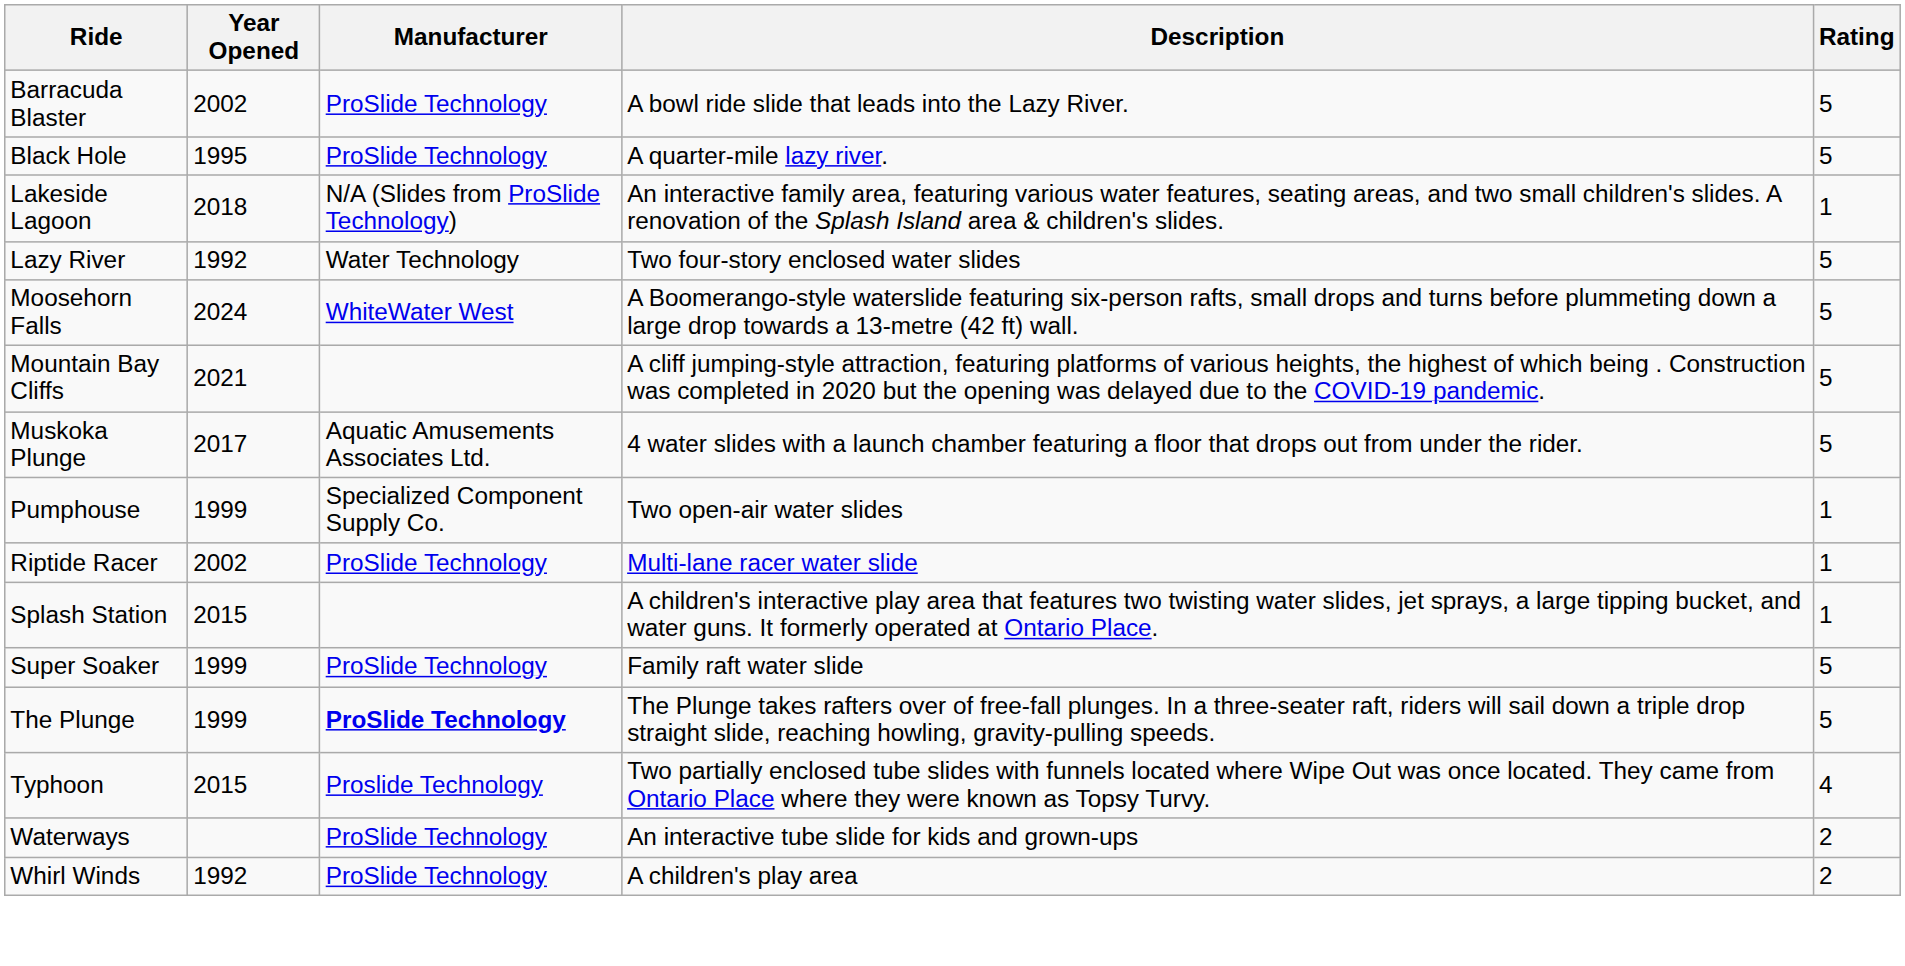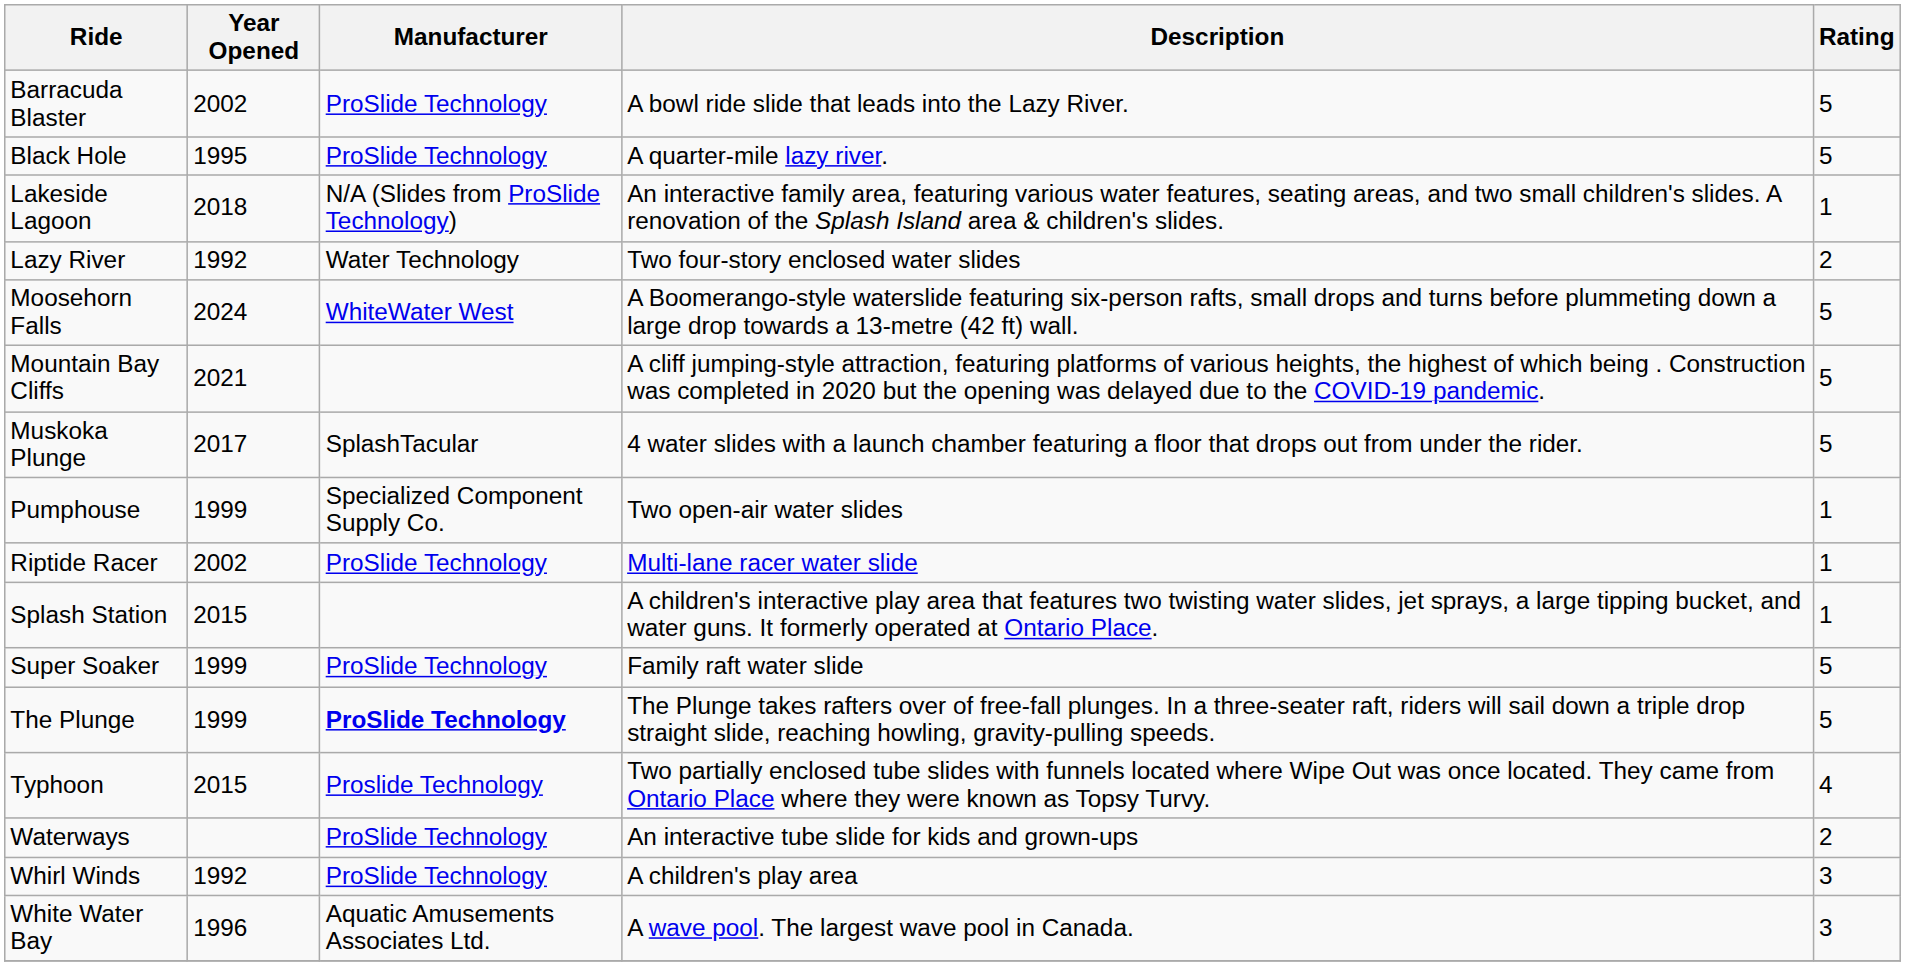(1826, 260) 5 -> (1826, 260) 2
(440, 444) Aquatic Amusements Associates Ltd. -> (402, 444) SplashTacular
(1826, 875) 2 -> (1826, 875) 3
+ row: (77, 928)
